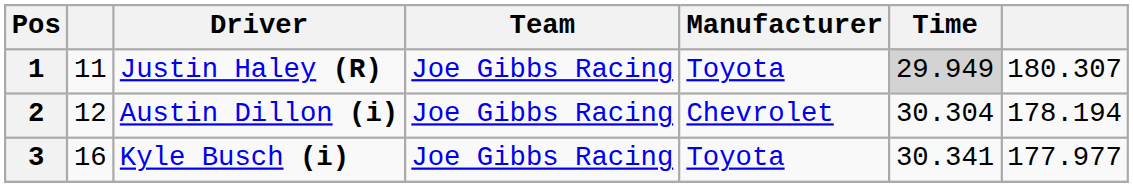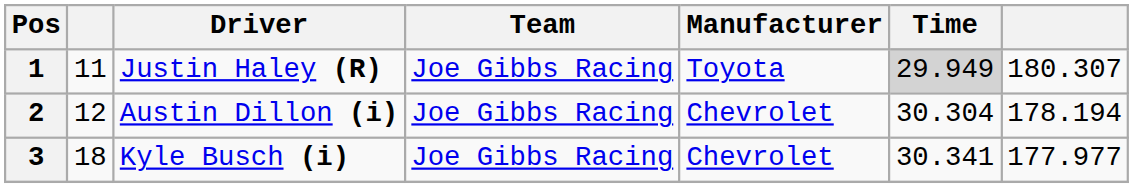(90, 160) 16 -> (90, 160) 18
(736, 160) Toyota -> (760, 160) Chevrolet
